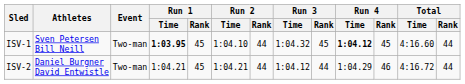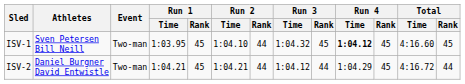(168, 43) bold -> (168, 43) normal
(448, 43) 44 -> (448, 43) 45
(386, 67) 46 -> (386, 67) 45
